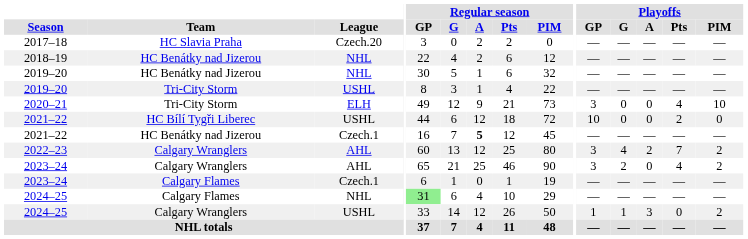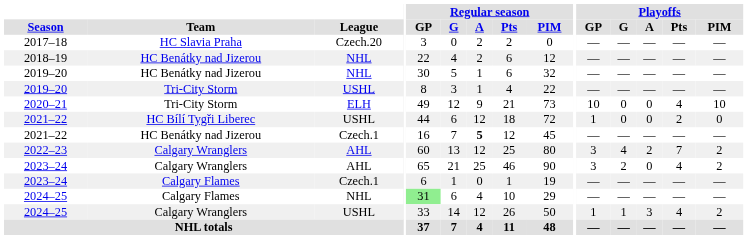(593, 104) 3 -> (593, 104) 10
(593, 119) 10 -> (593, 119) 1
(679, 212) 0 -> (679, 212) 4
